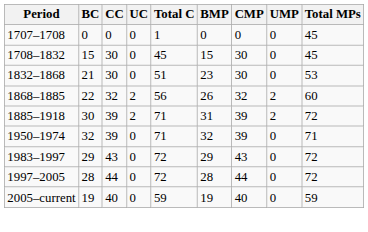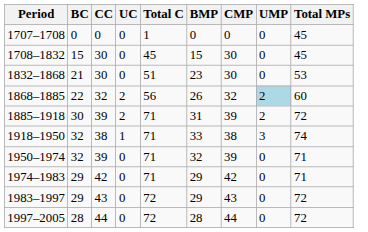(273, 95) no background -> (262, 95) lightblue background
+ row: (36, 136)
+ row: (36, 177)
- row: (41, 197)
